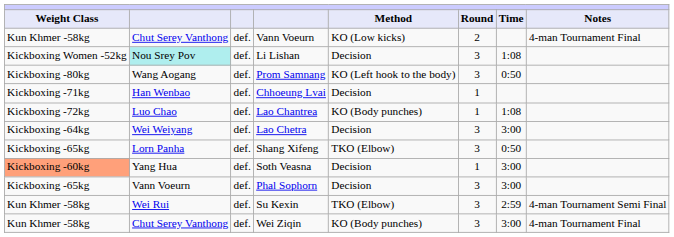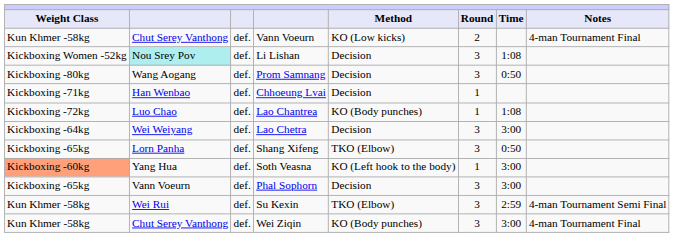(393, 74) KO (Left hook to the body) -> (351, 74) Decision
(351, 167) Decision -> (393, 167) KO (Left hook to the body)
